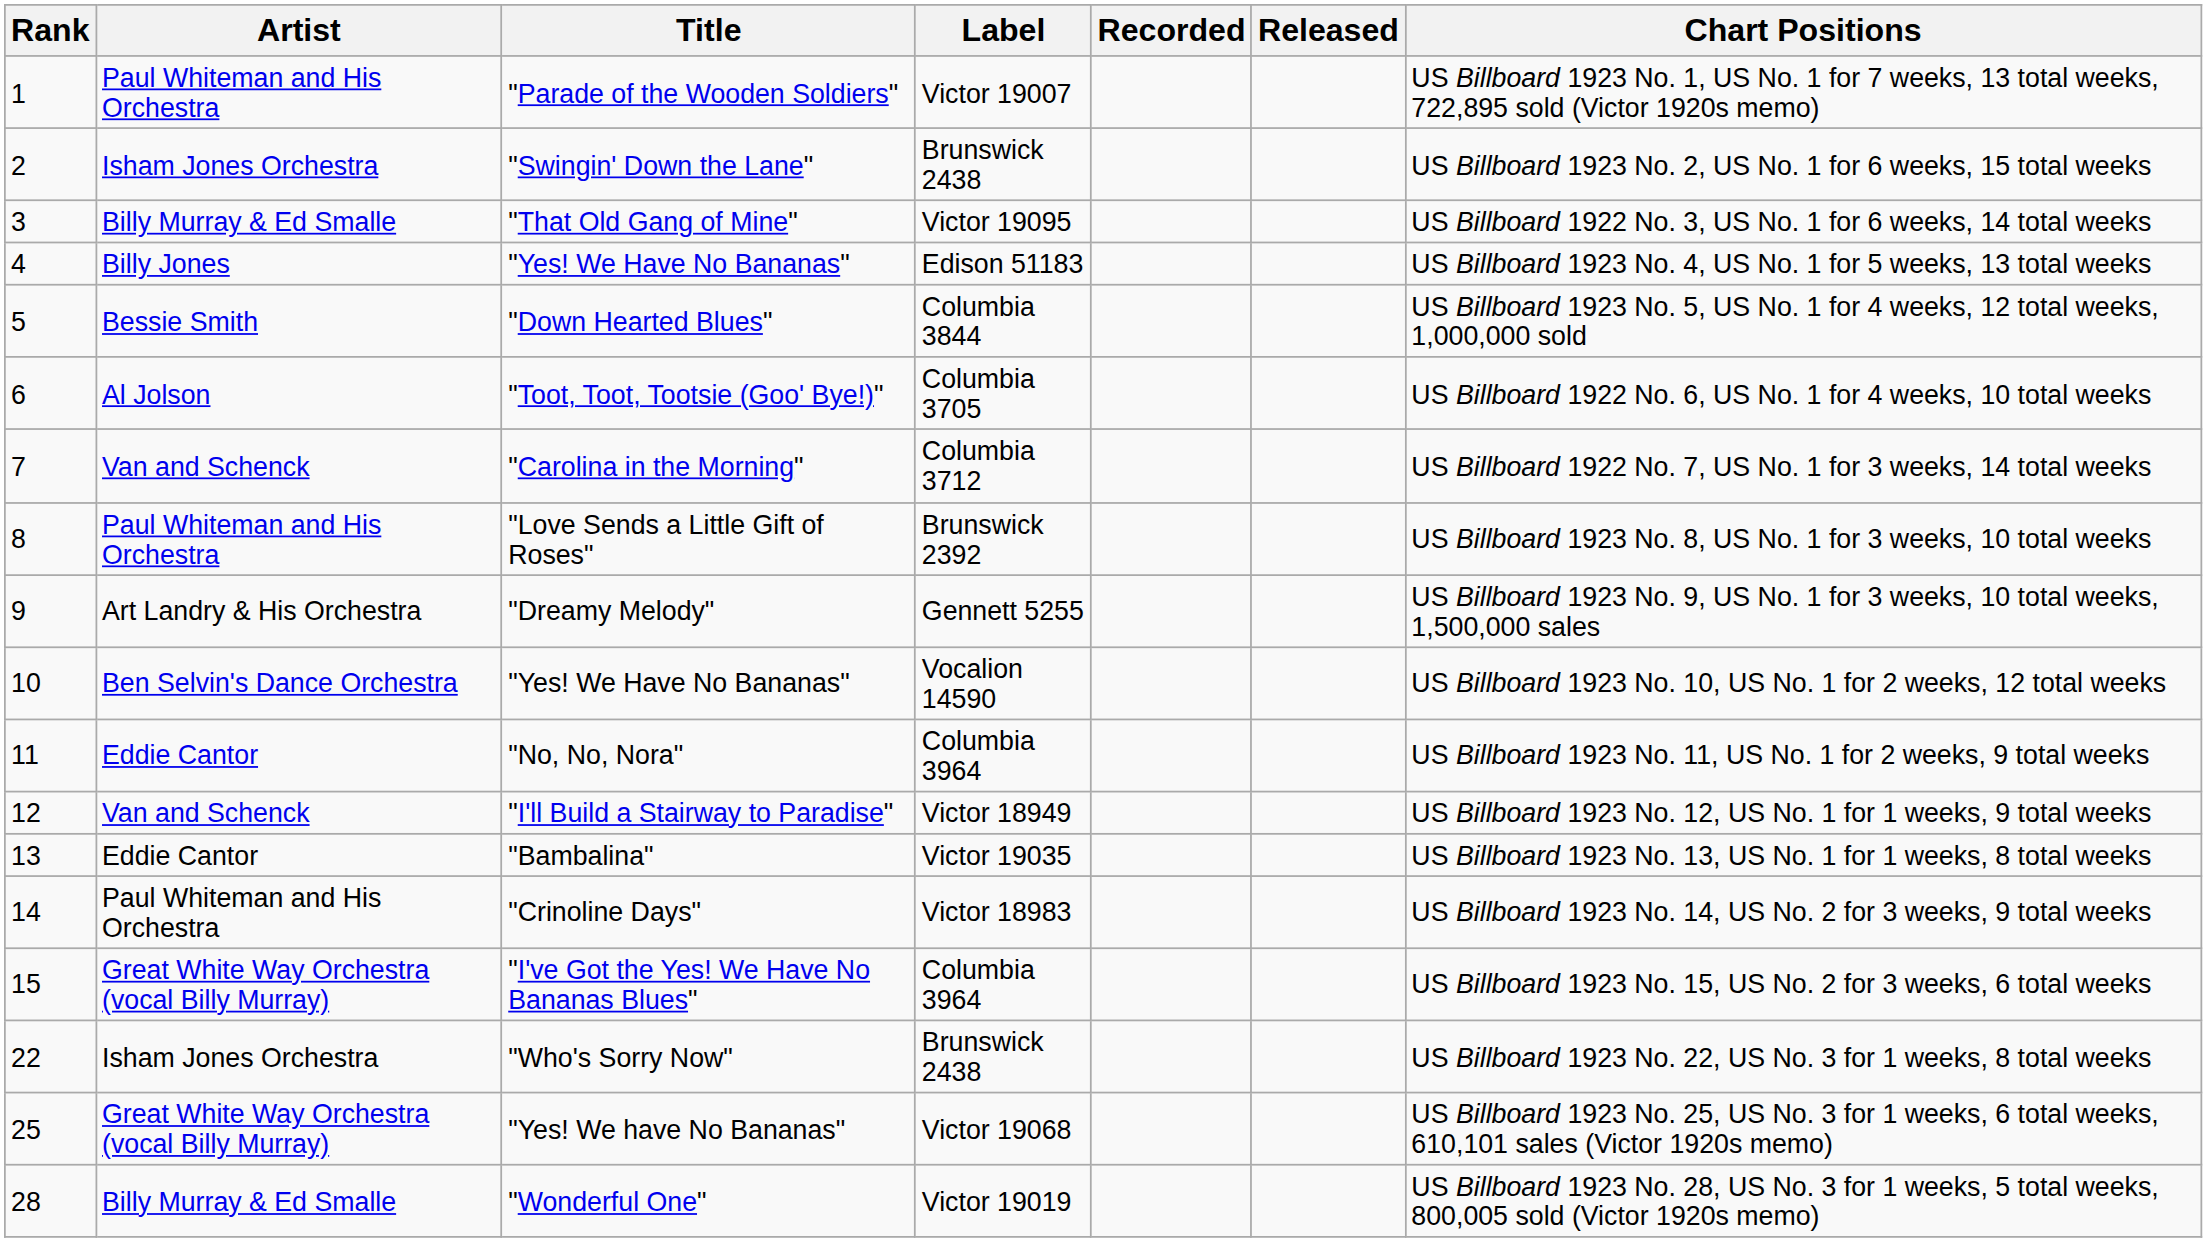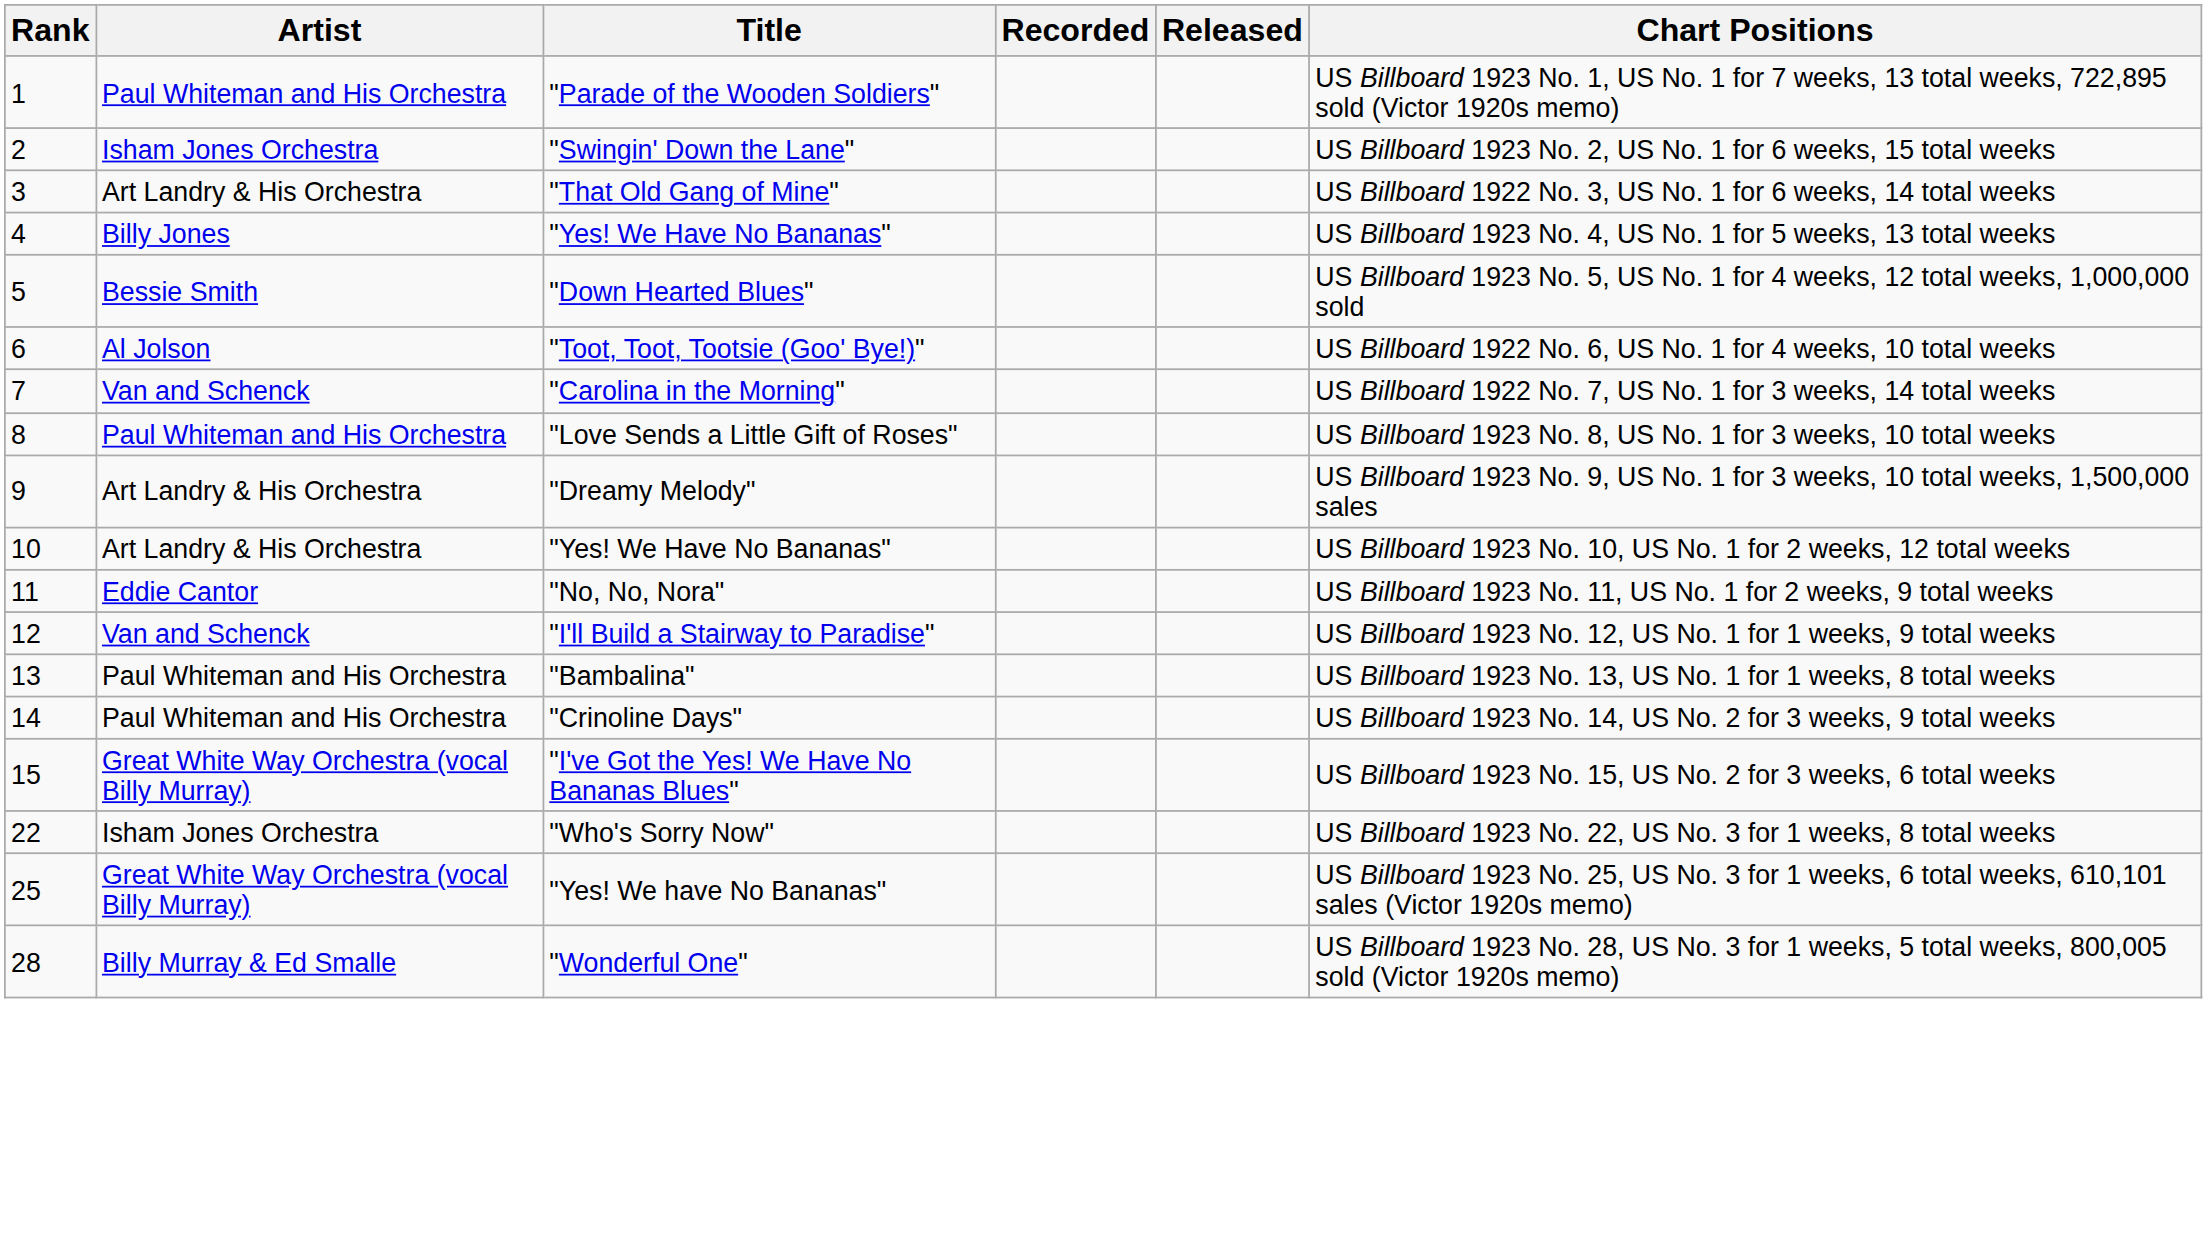- column: (1003, 30)
(249, 222) Billy Murray & Ed Smalle -> (262, 192) Art Landry & His Orchestra
(280, 683) Ben Selvin's Dance Orchestra -> (262, 548) Art Landry & His Orchestra
(180, 855) Eddie Cantor -> (304, 675) Paul Whiteman and His Orchestra
